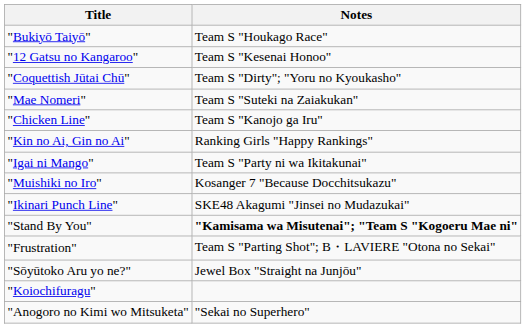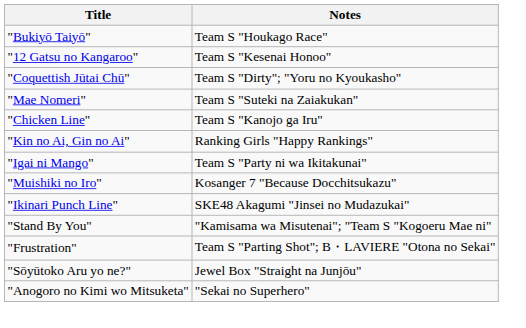(356, 225) bold -> (343, 225) normal
- row: (52, 291)
